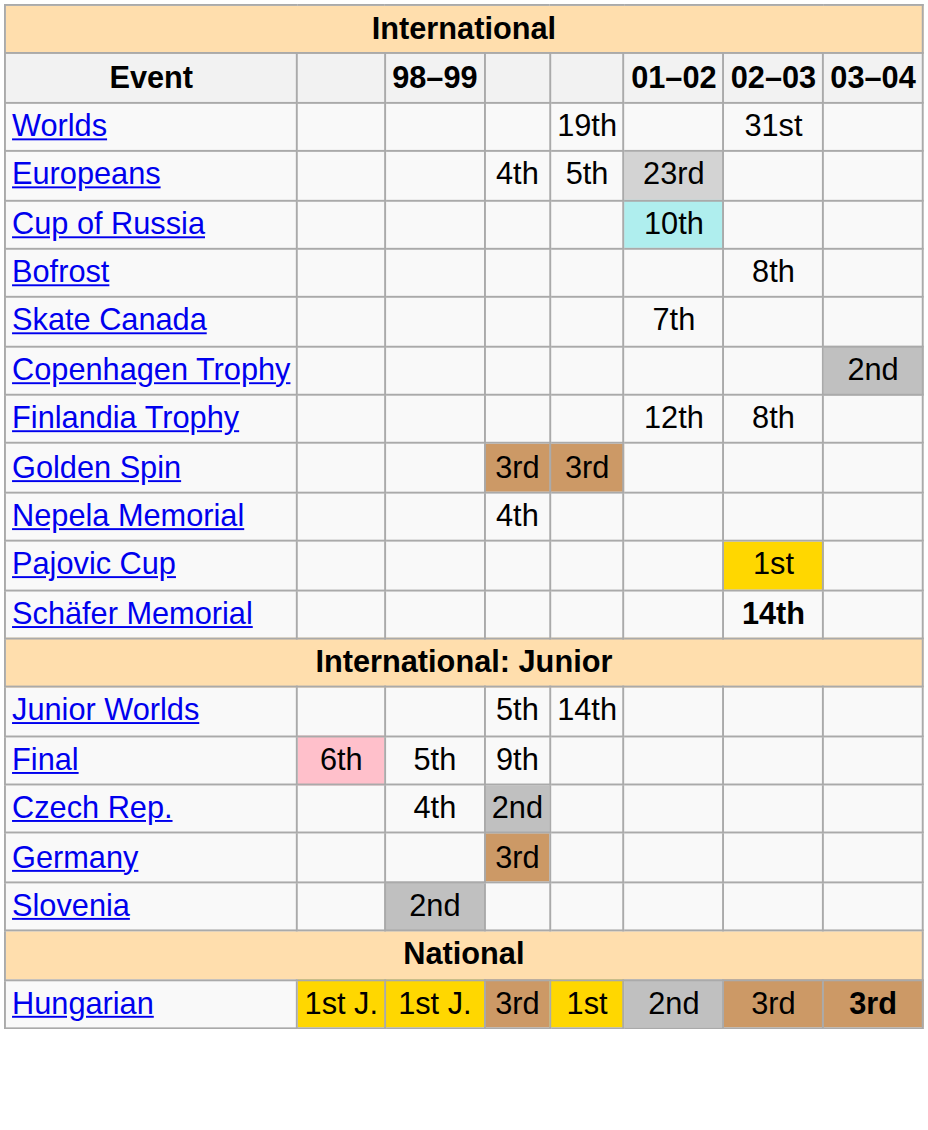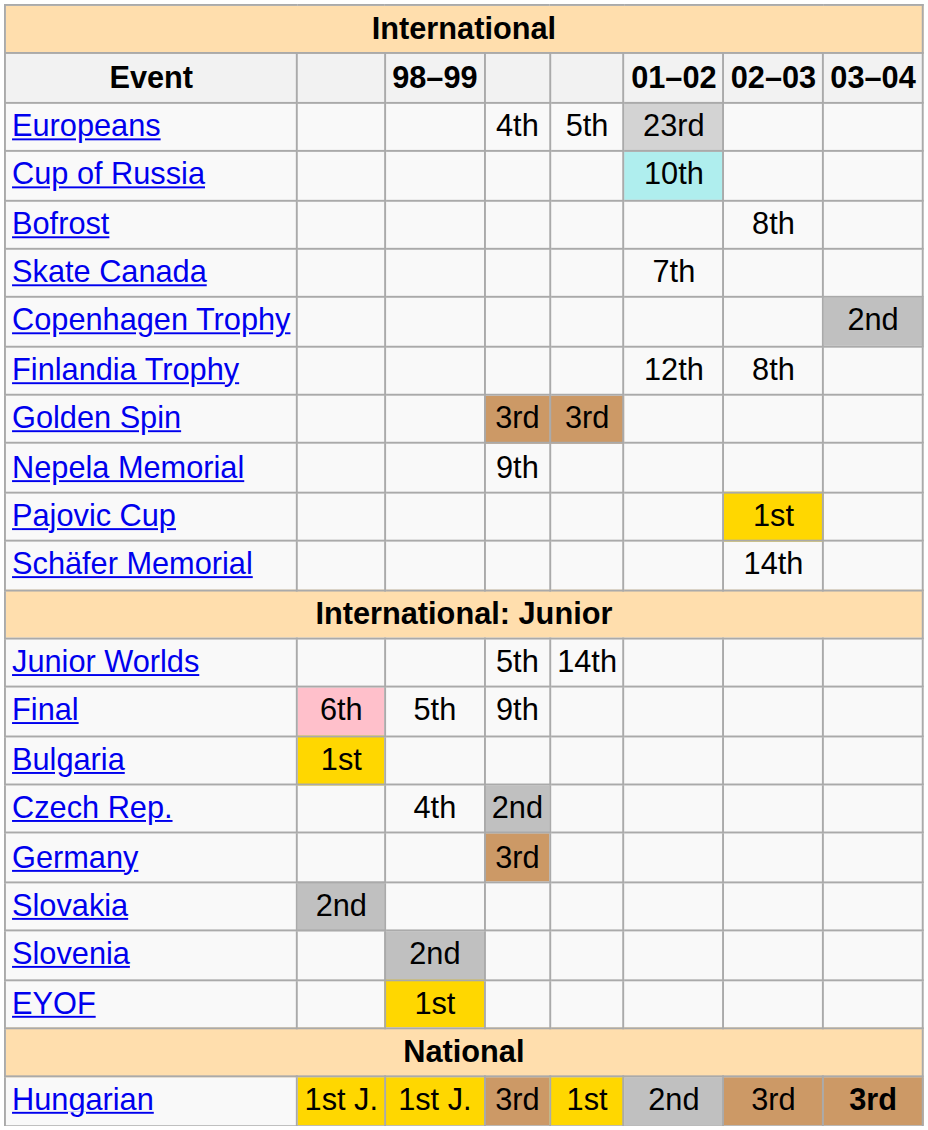- row: (60, 126)
(517, 516) 4th -> (517, 467) 9th
(773, 613) bold -> (773, 564) normal
+ row: (68, 759)
+ row: (70, 905)
+ row: (54, 1003)
